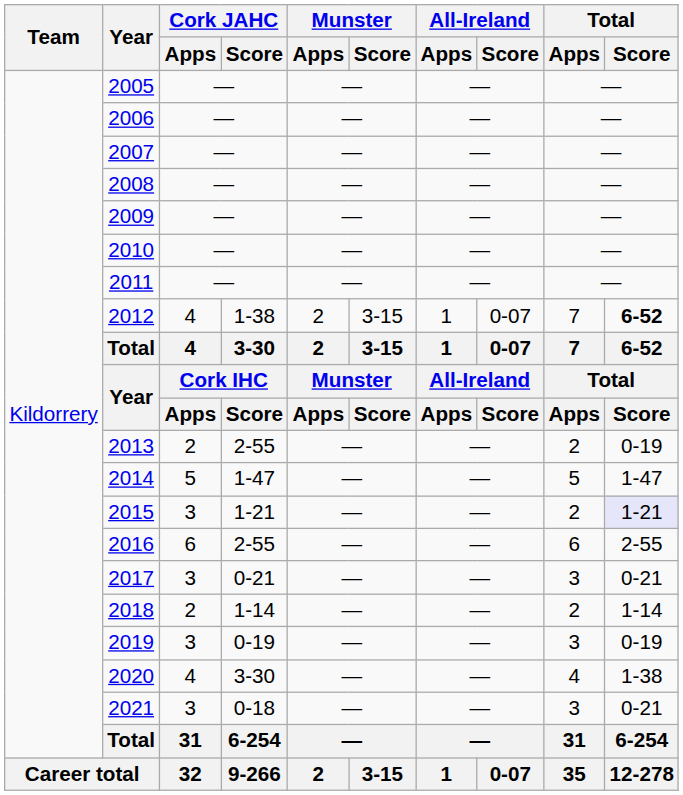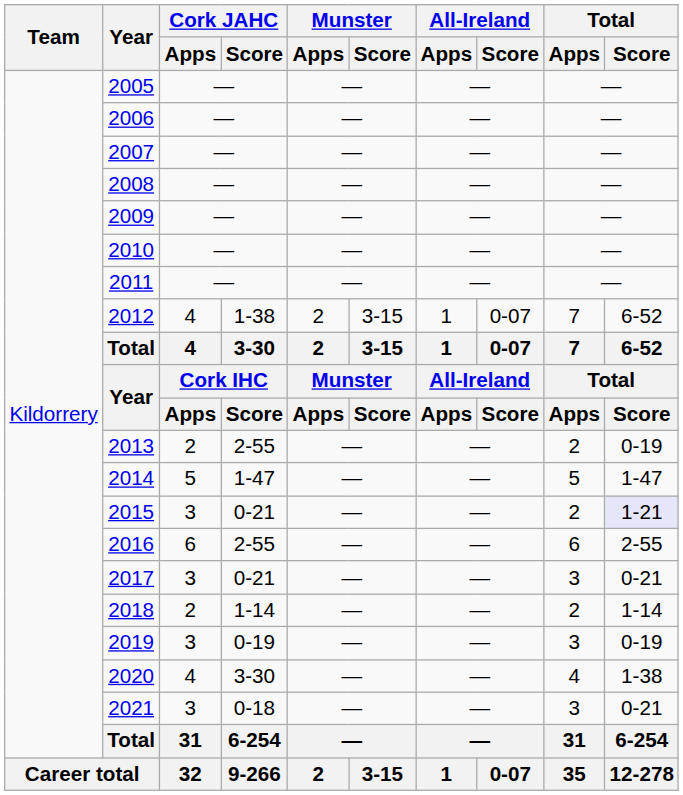(642, 315) bold -> (642, 315) normal
(254, 511) 1-21 -> (254, 511) 0-21
